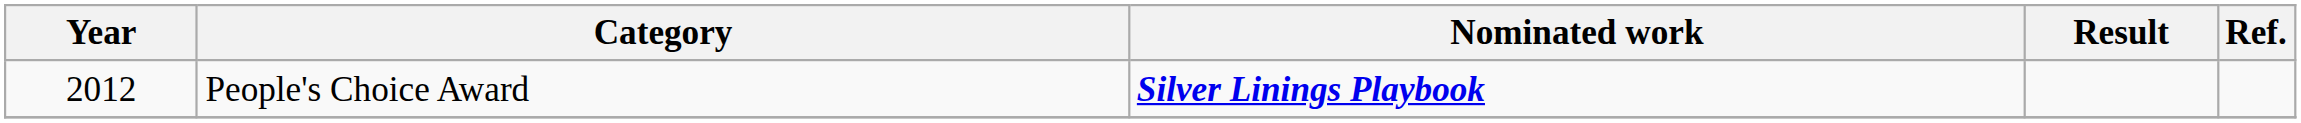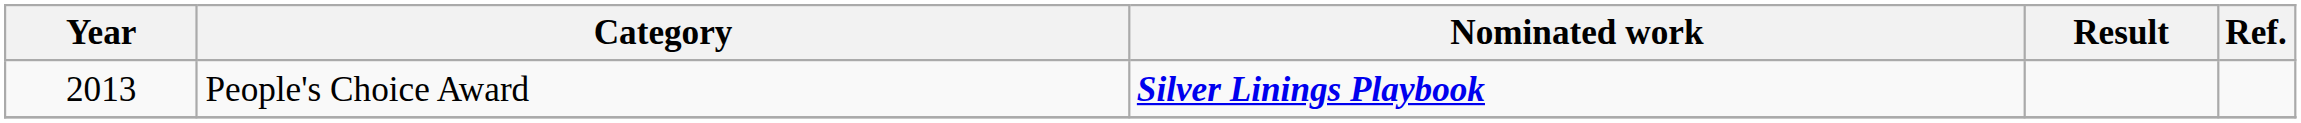(101, 88) 2012 -> (101, 88) 2013
